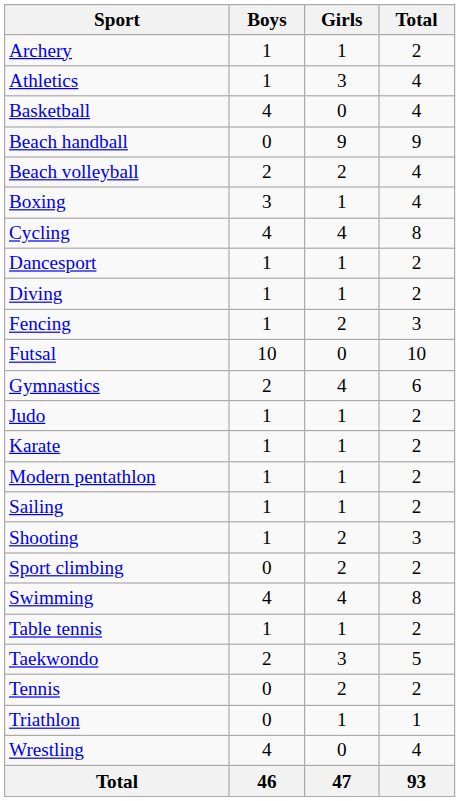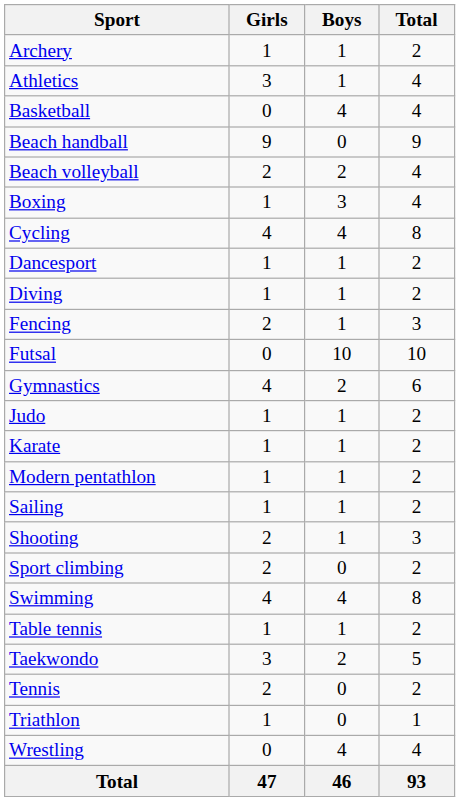columns swapped: (267, 19) <-> (342, 19)
